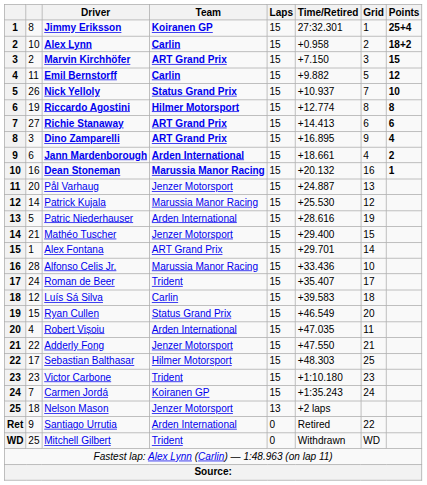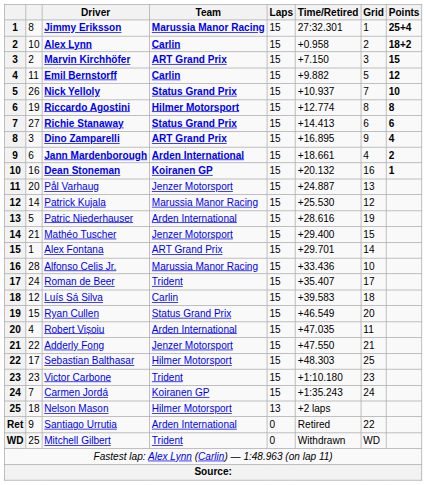(182, 28) Koiranen GP -> (208, 28) Marussia Manor Racing
(189, 123) ART Grand Prix -> (194, 123) Status Grand Prix
(208, 171) Marussia Manor Racing -> (182, 171) Koiranen GP
(192, 408) Jenzer Motorsport -> (192, 408) Hilmer Motorsport
